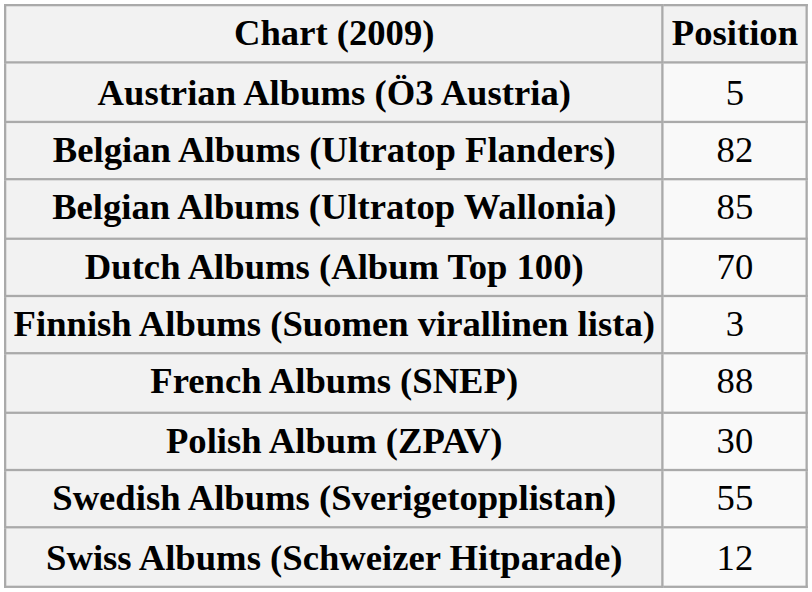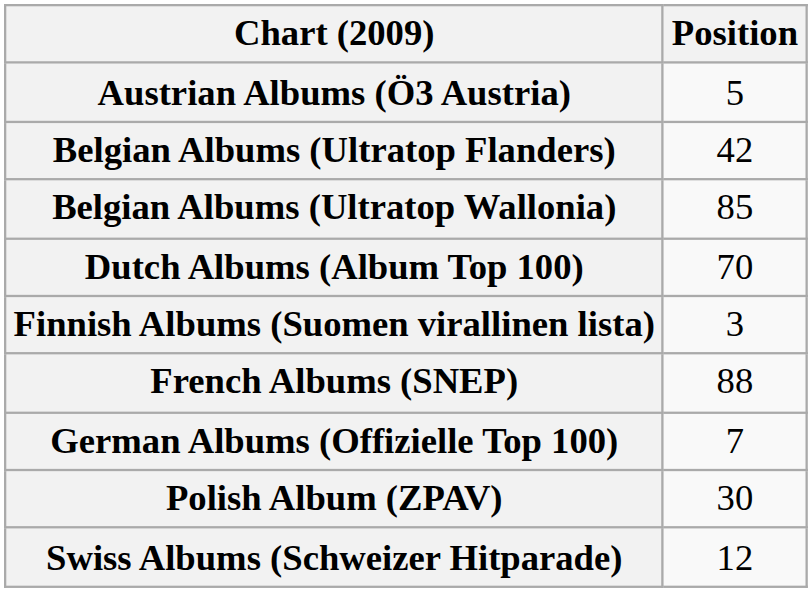(735, 149) 82 -> (735, 149) 42
+ row: (334, 440)
- row: (334, 498)
